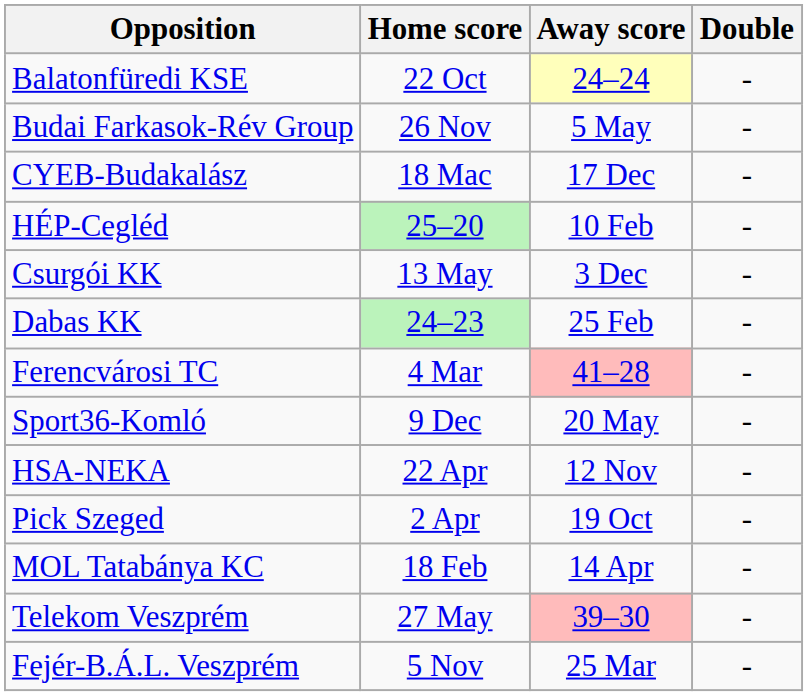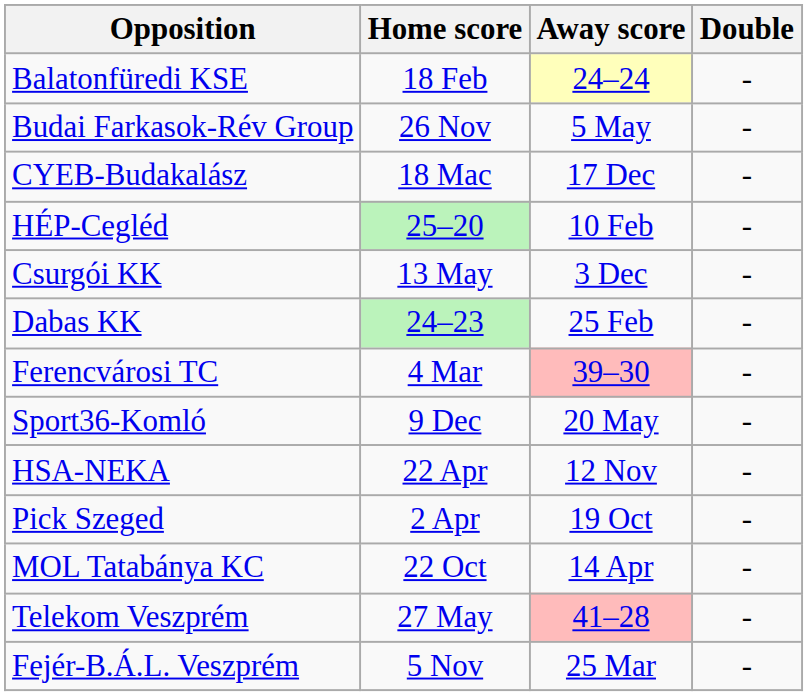(445, 77) 22 Oct -> (445, 77) 18 Feb
(611, 371) 41–28 -> (611, 371) 39–30
(445, 567) 18 Feb -> (445, 567) 22 Oct
(611, 616) 39–30 -> (611, 616) 41–28
